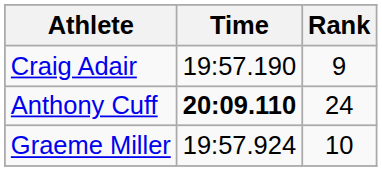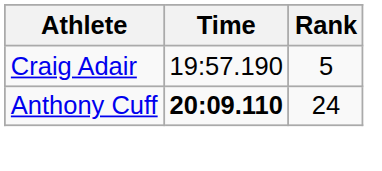(339, 66) 9 -> (326, 66) 5
- row: (91, 146)
